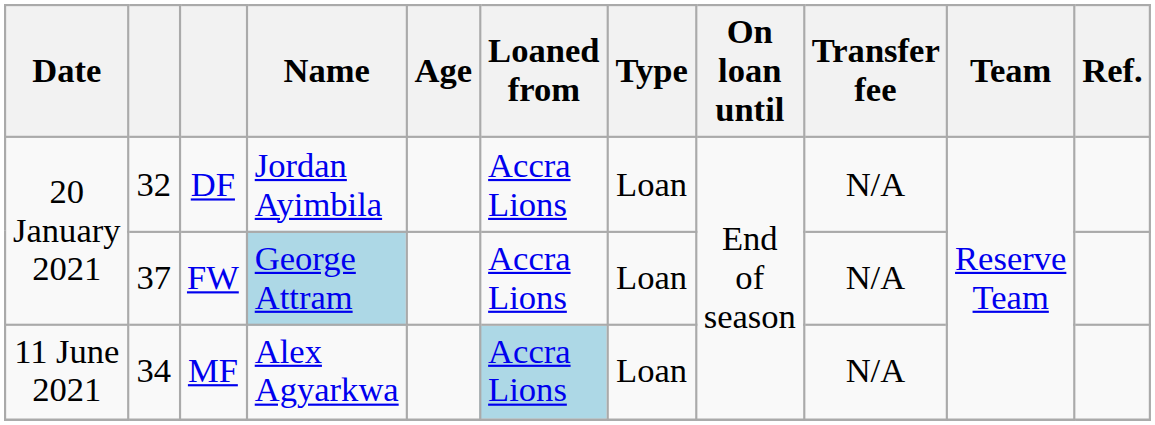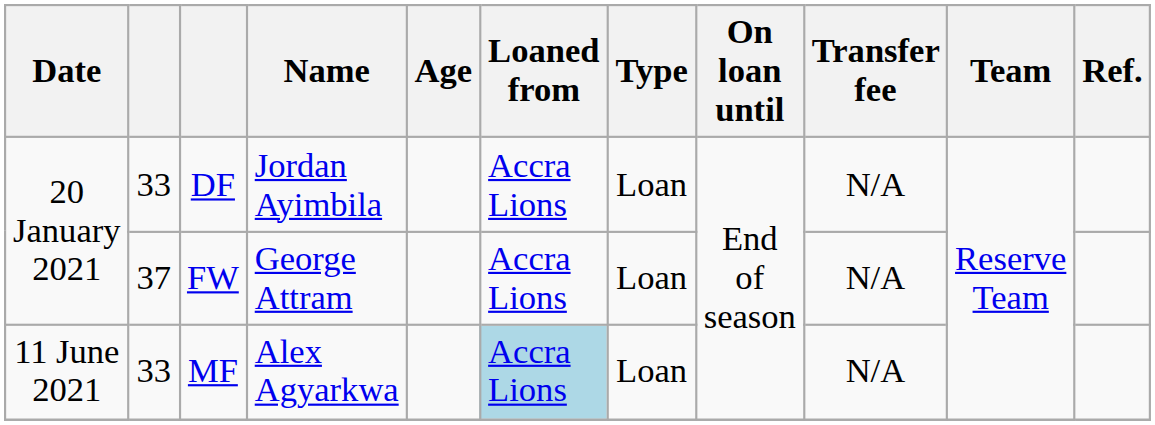(154, 183) 32 -> (154, 183) 33
(305, 277) lightblue background -> (305, 277) no background
(154, 371) 34 -> (154, 371) 33
